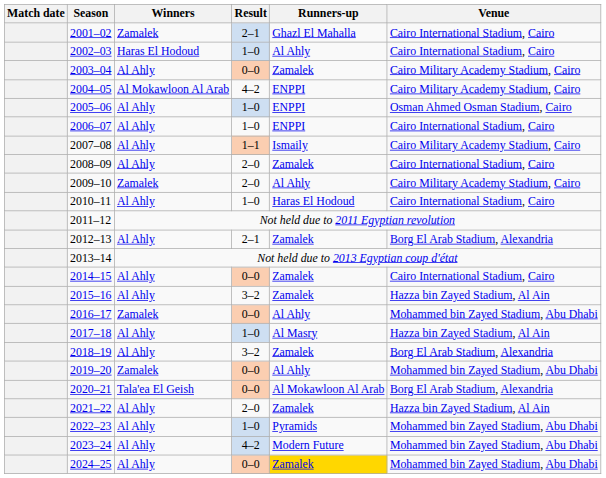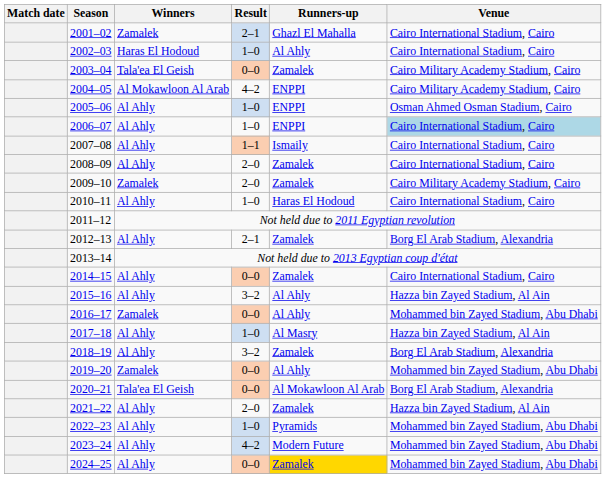(136, 70) Al Ahly -> (155, 70) Tala'ea El Geish
(472, 126) no background -> (472, 126) lightblue background
(485, 145) Cairo Military Academy Stadium, Cairo -> (472, 145) Cairo International Stadium, Cairo
(291, 182) Al Ahly -> (293, 182) Zamalek
(293, 295) Zamalek -> (291, 295) Al Ahly
